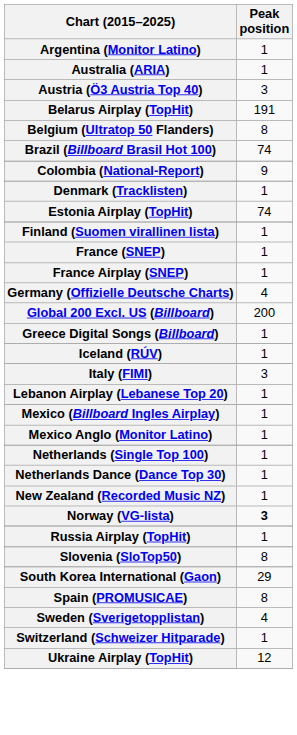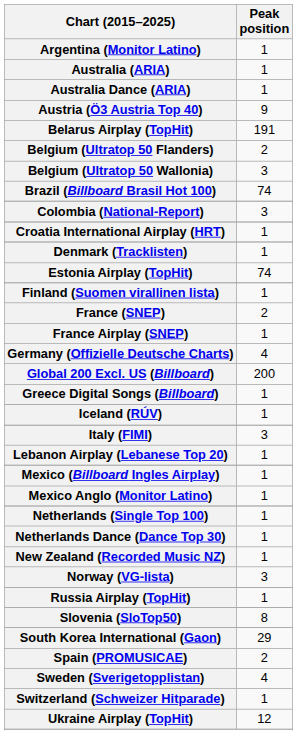+ row: (120, 89)
(264, 89) 3 -> (264, 110) 9
(264, 130) 8 -> (264, 150) 2
+ row: (120, 171)
(264, 171) 9 -> (264, 211) 3
+ row: (120, 232)
(264, 252) 1 -> (264, 313) 2
(264, 516) bold -> (264, 577) normal
(264, 597) 8 -> (264, 658) 2
